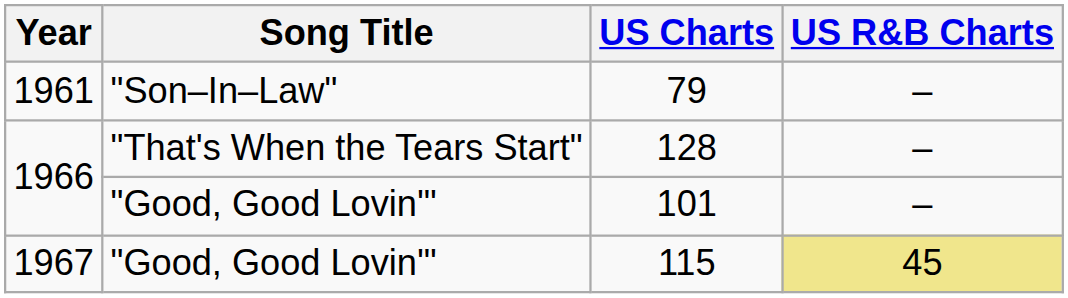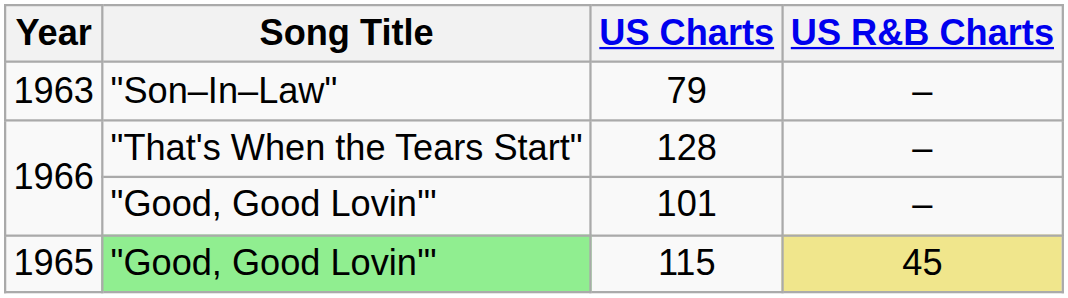(54, 90) 1961 -> (54, 90) 1963
(54, 262) 1967 -> (54, 262) 1965
(274, 262) no background -> (274, 262) lightgreen background
